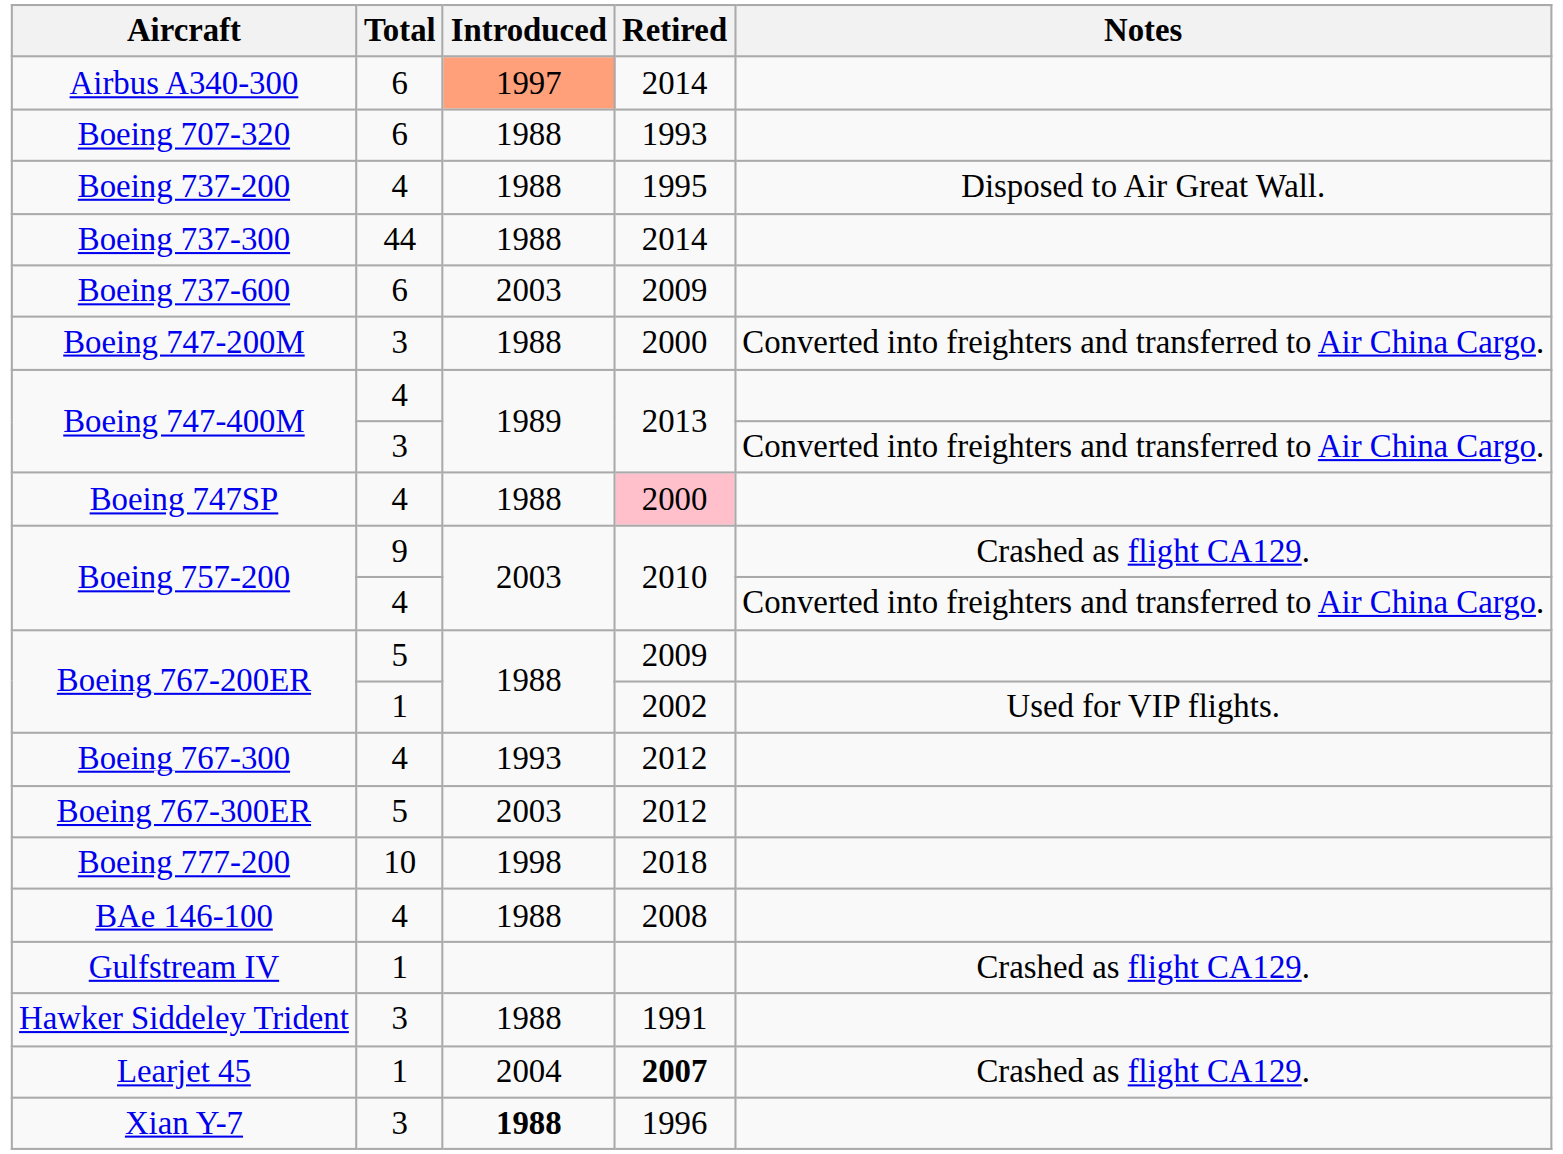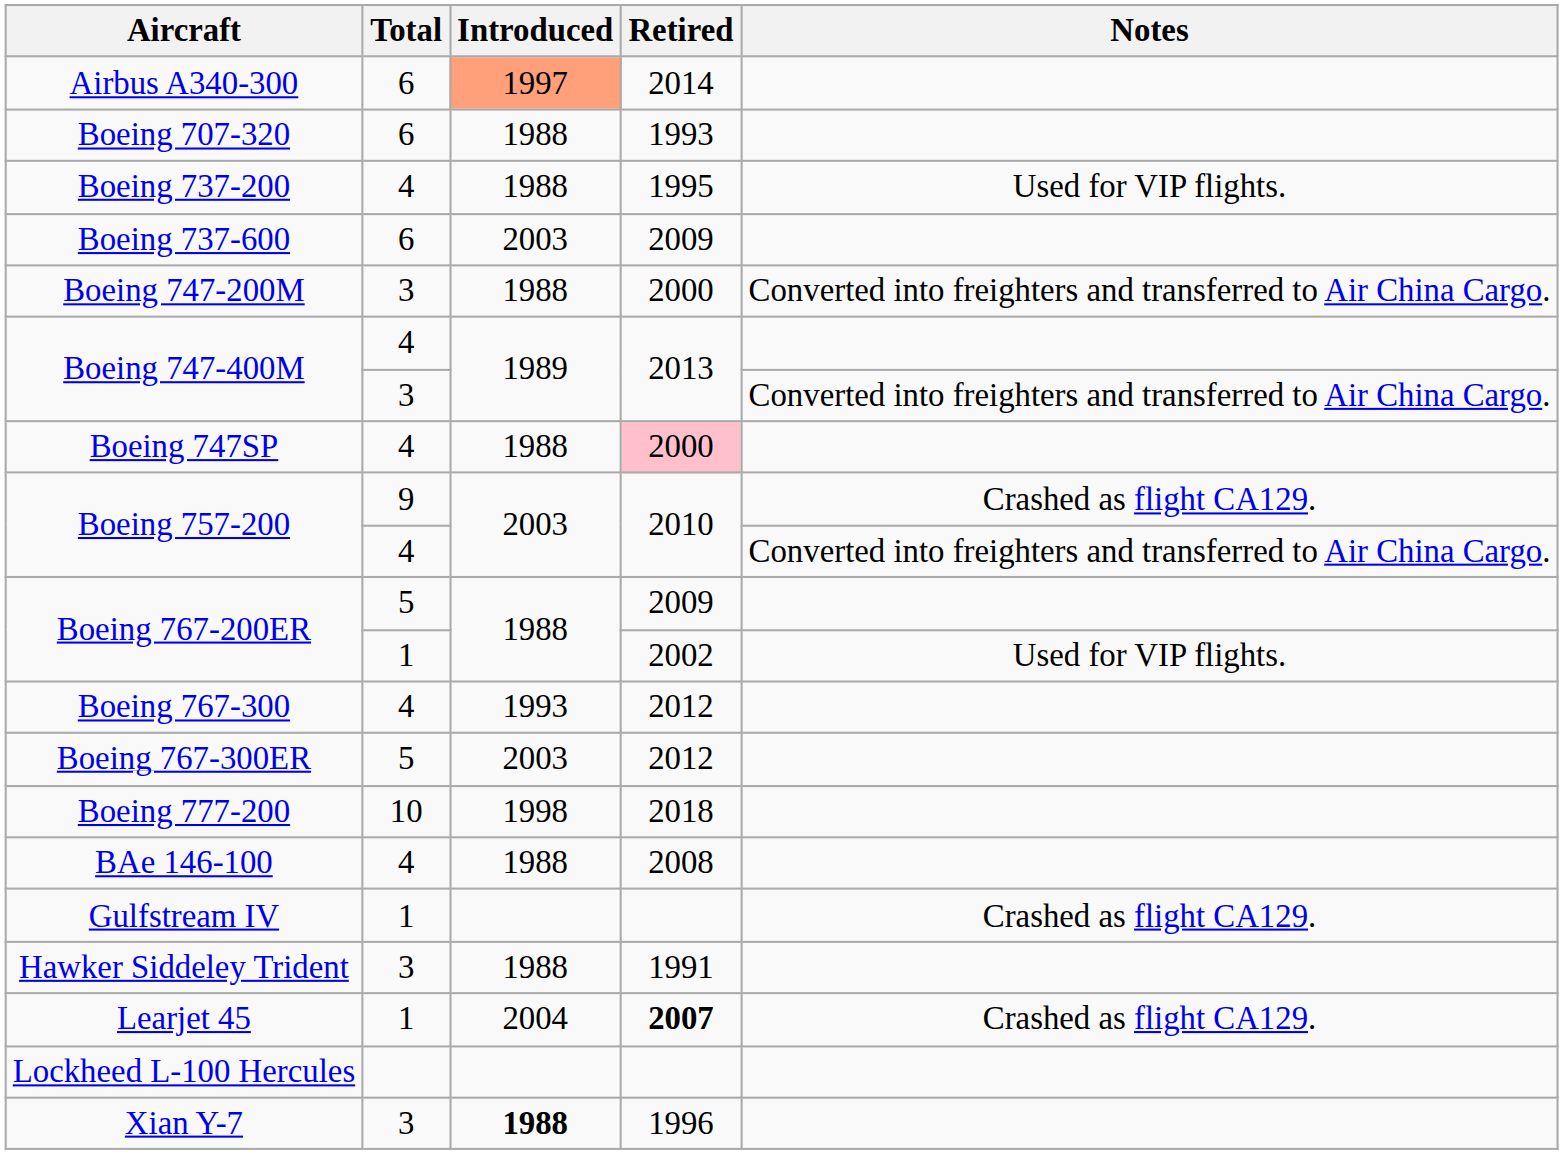(1143, 186) Disposed to Air Great Wall. -> (1149, 186) Used for VIP flights.
- row: (184, 238)
+ row: (184, 1070)
